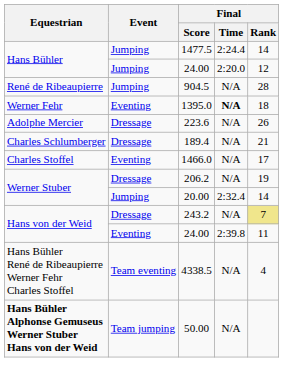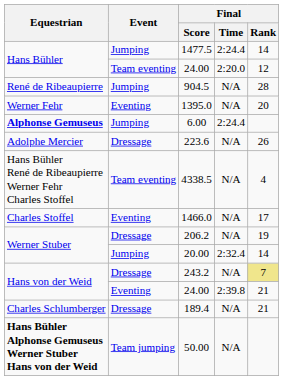(130, 68) Jumping -> (143, 68) Team eventing
(231, 105) bold -> (231, 105) normal
(263, 105) 18 -> (263, 105) 20
+ row: (55, 123)
rows swapped: (56, 142) <-> (55, 271)
(263, 233) 11 -> (263, 291) 21
